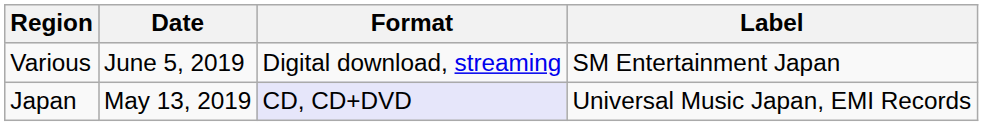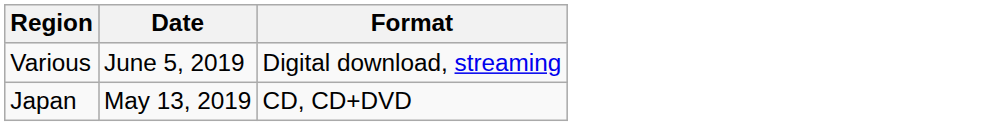- column: (772, 23)
(337, 100) lavender background -> (337, 100) no background
